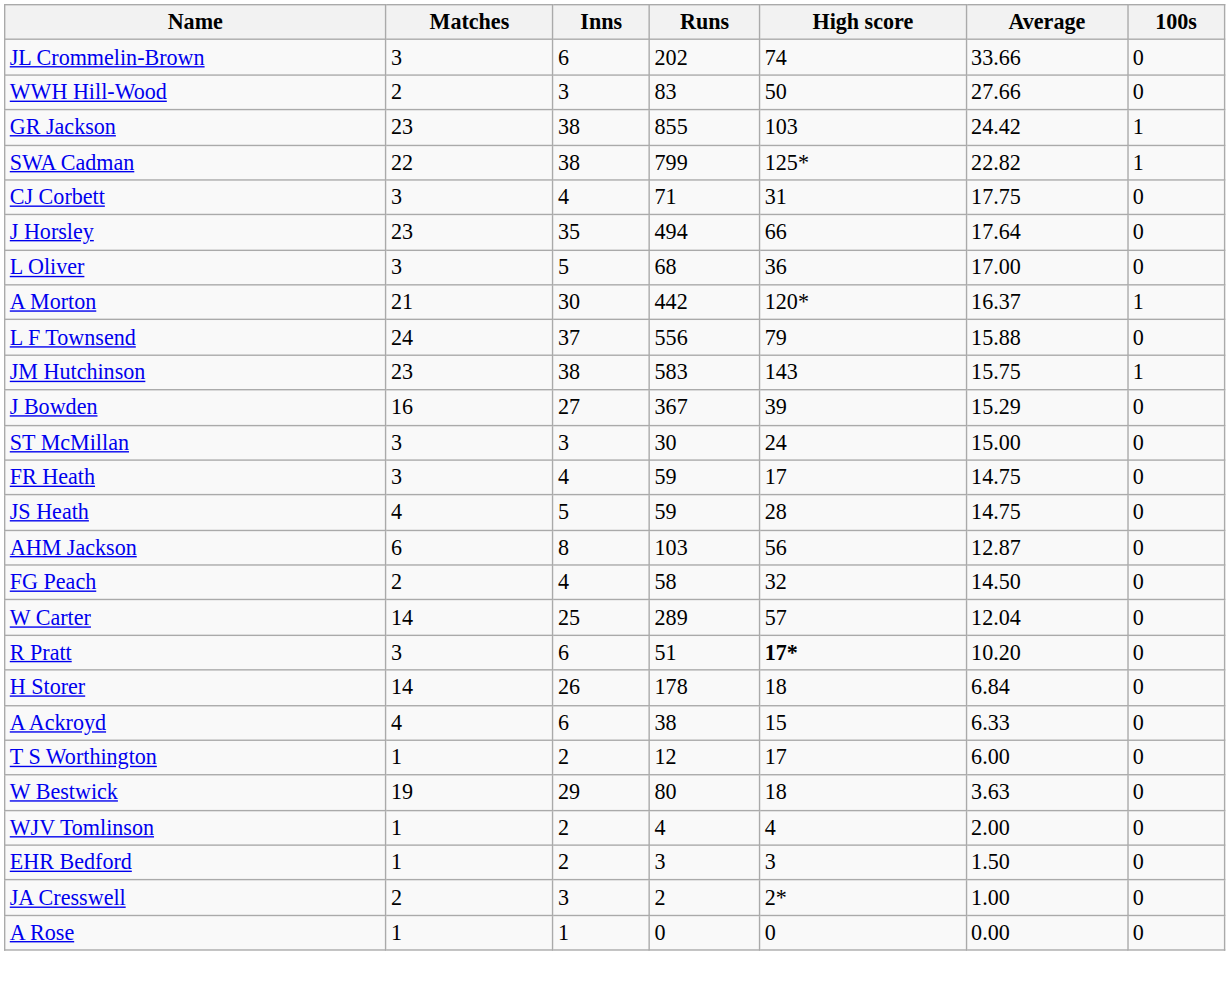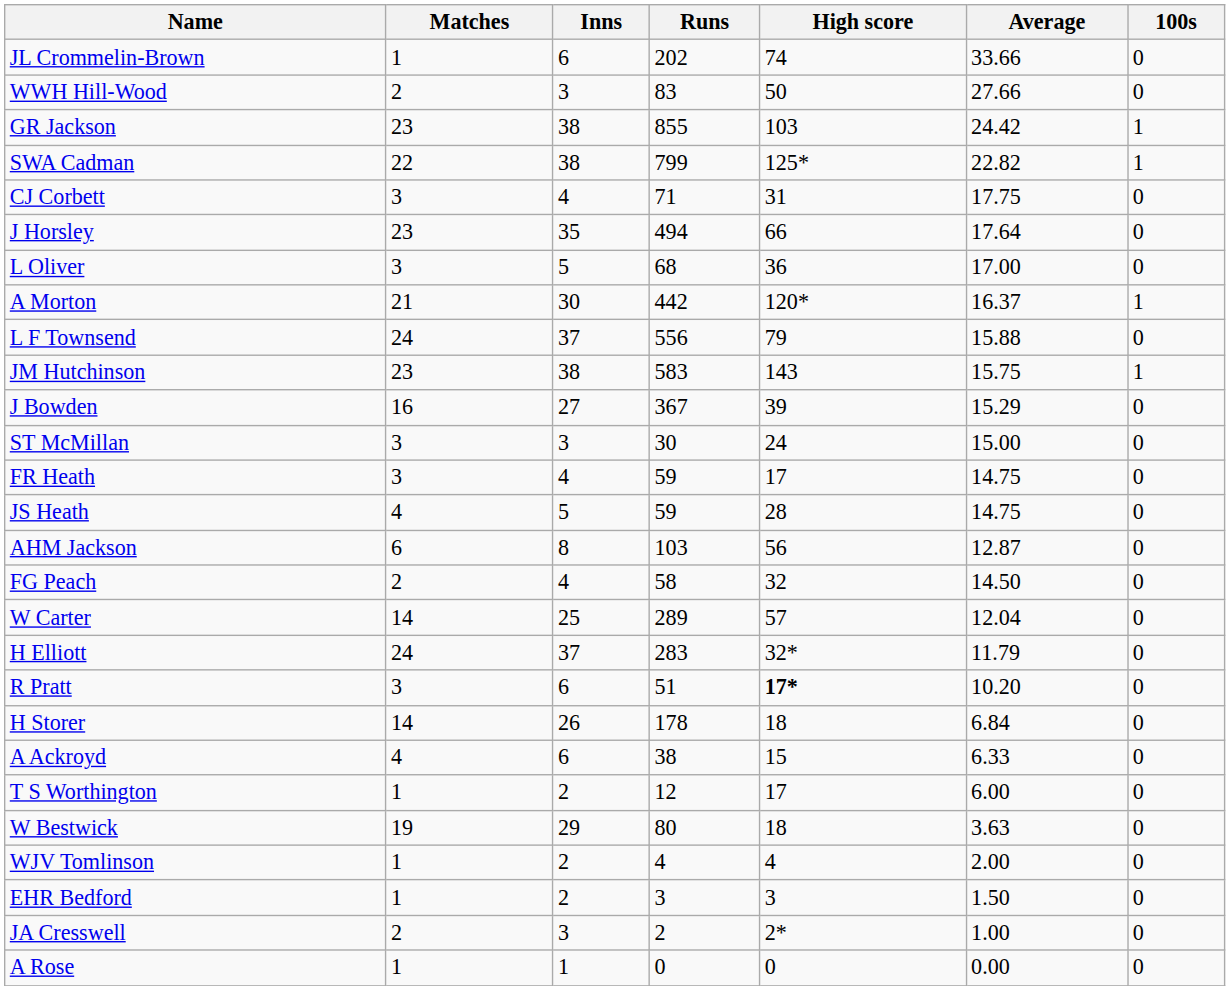(396, 57) 3 -> (396, 57) 1
+ row: (48, 652)
